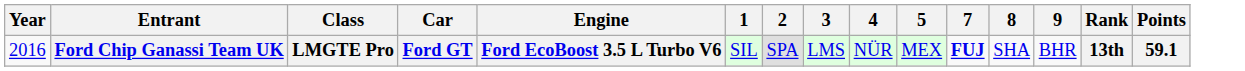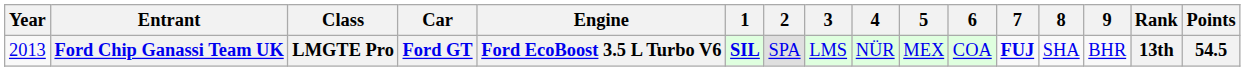+ column: (972, 20)
(27, 50) 2016 -> (27, 50) 2013
(744, 50) normal -> (745, 50) bold
(1161, 50) 59.1 -> (1211, 50) 54.5
